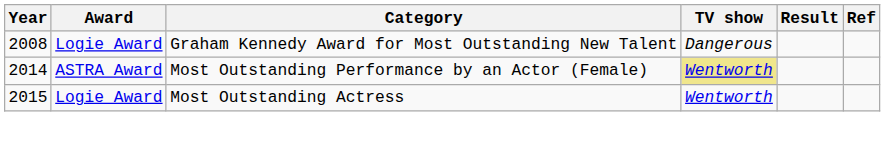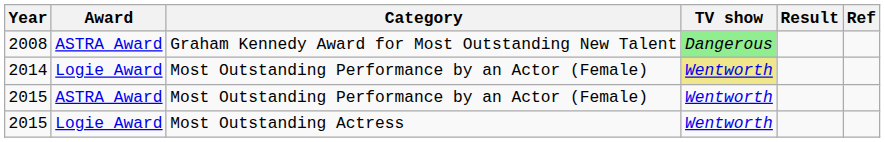(109, 44) Logie Award -> (109, 44) ASTRA Award
(729, 44) no background -> (729, 44) lightgreen background
(109, 71) ASTRA Award -> (109, 71) Logie Award
+ row: (28, 97)
